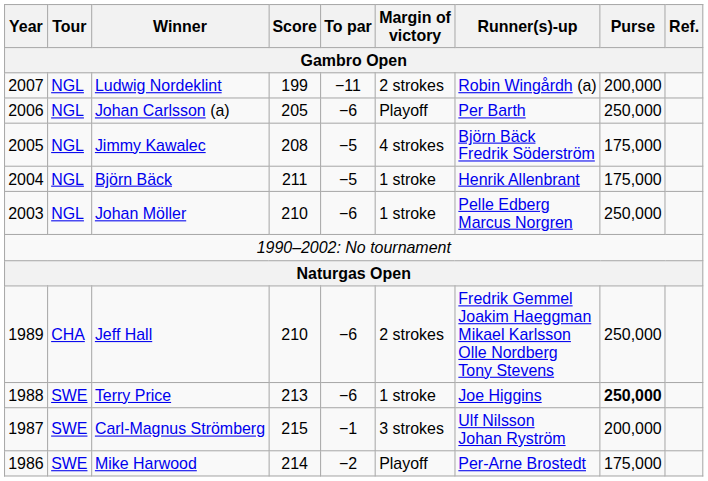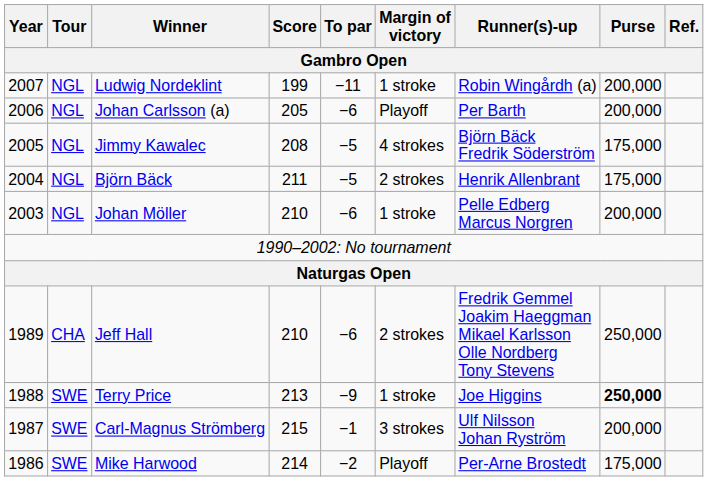(412, 86) 2 strokes -> (408, 86) 1 stroke
(633, 111) 250,000 -> (633, 111) 200,000
(408, 179) 1 stroke -> (412, 179) 2 strokes
(633, 214) 250,000 -> (633, 214) 200,000
(348, 395) −6 -> (348, 395) −9
